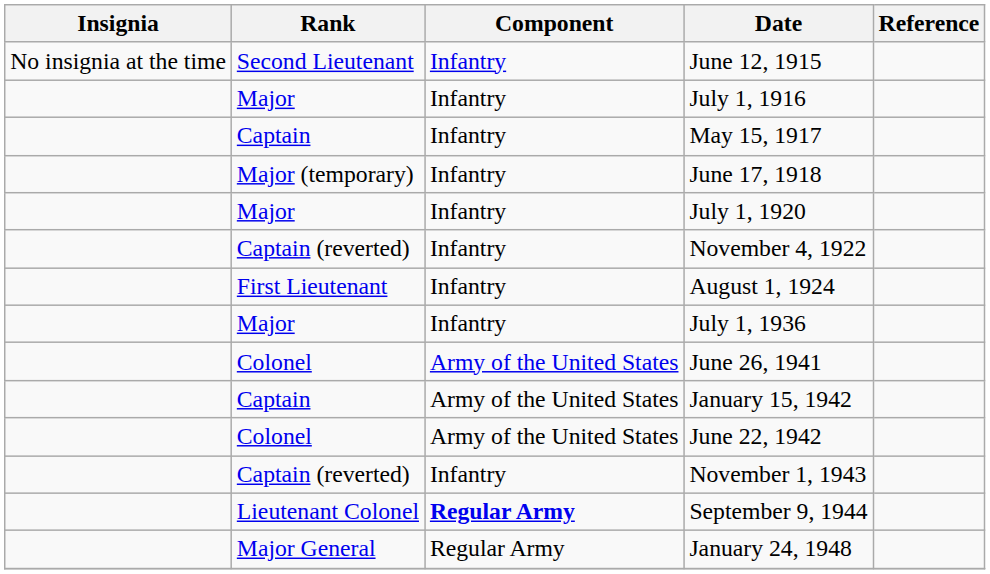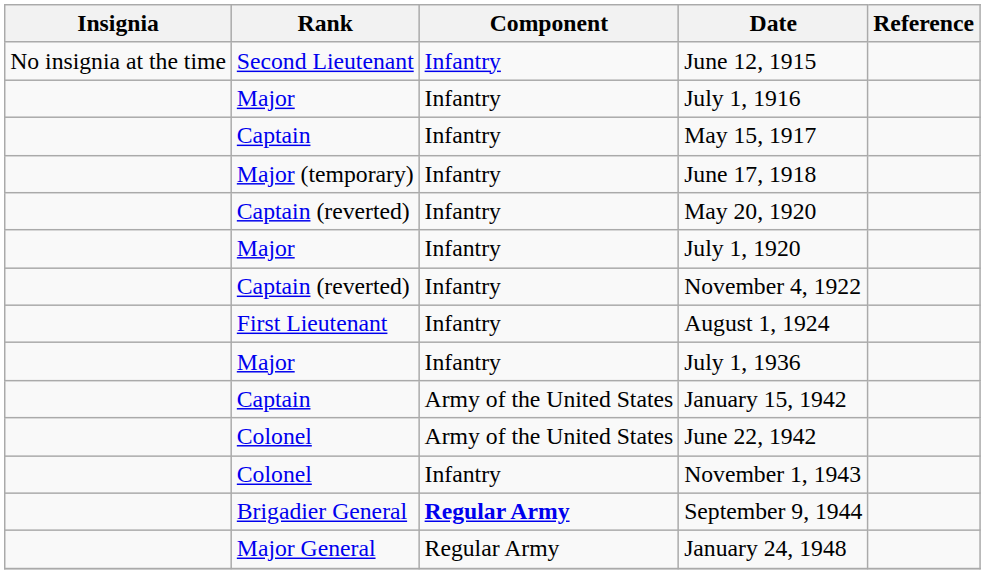+ row: (750, 211)
- row: (756, 361)
(323, 473) Captain (reverted) -> (274, 473) Colonel
(328, 511) Lieutenant Colonel -> (322, 511) Brigadier General
